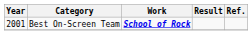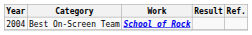(16, 24) 2001 -> (16, 24) 2004
